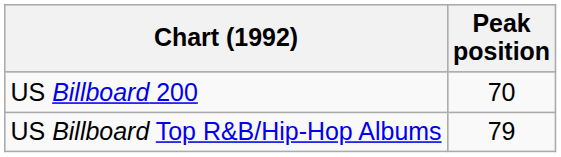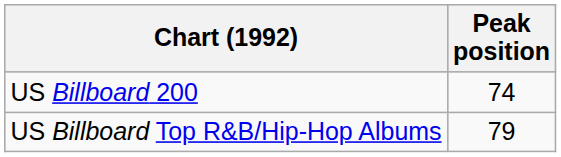(502, 91) 70 -> (502, 91) 74
